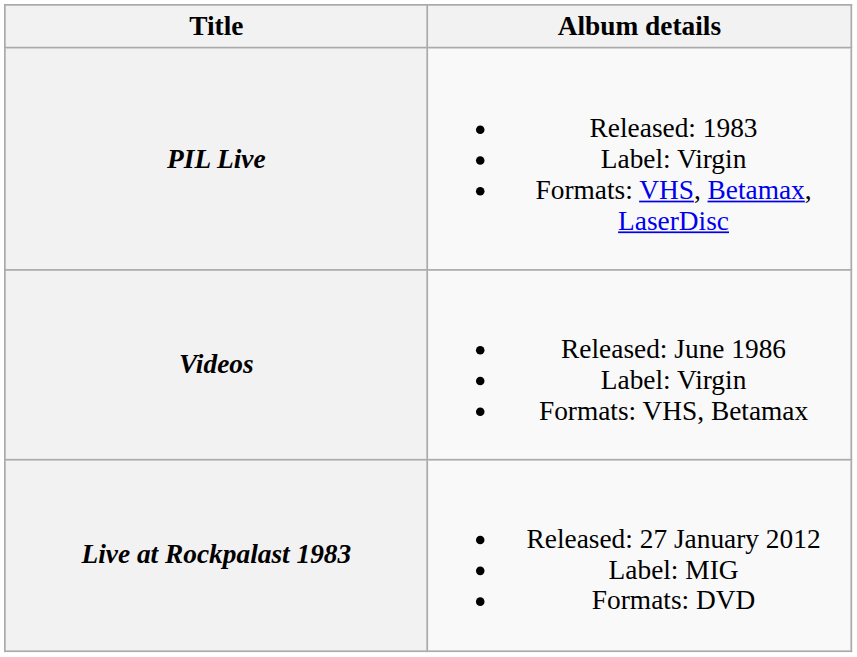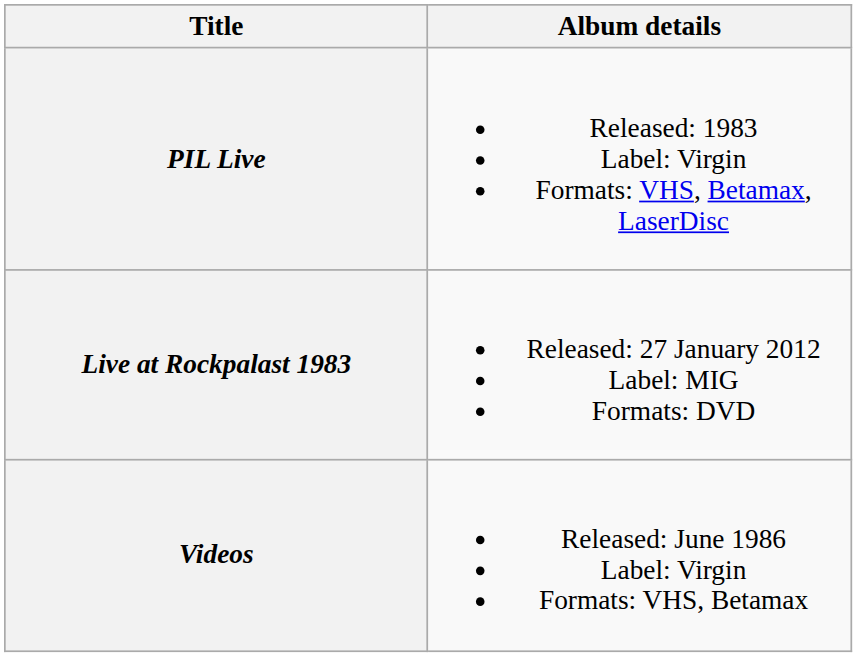rows swapped: (216, 364) <-> (216, 554)
